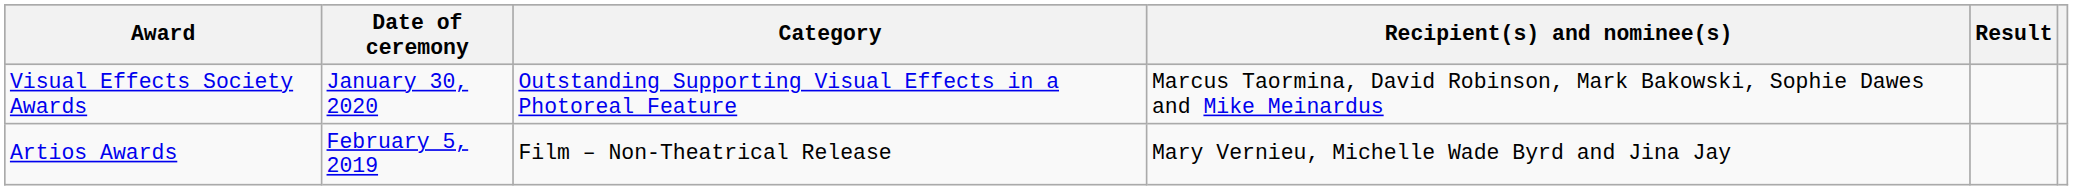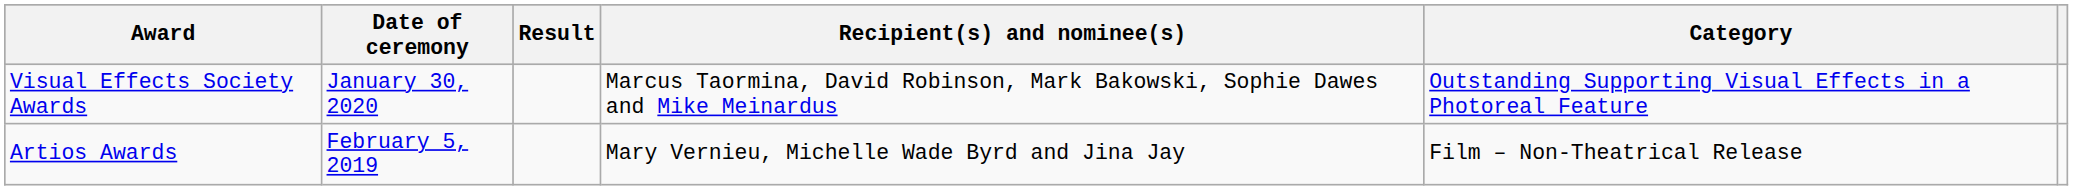columns swapped: (830, 35) <-> (2014, 35)
